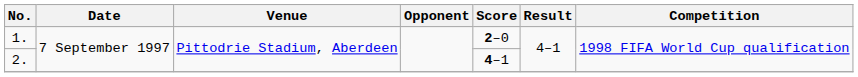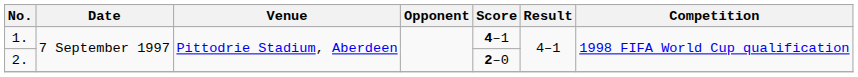(497, 38) 2–0 -> (497, 38) 4–1
(497, 60) 4–1 -> (497, 60) 2–0
